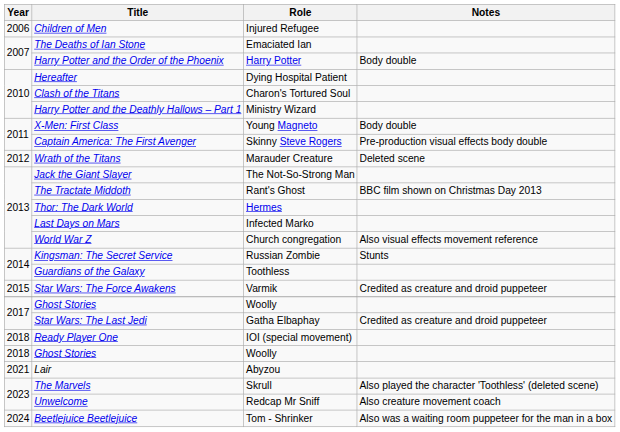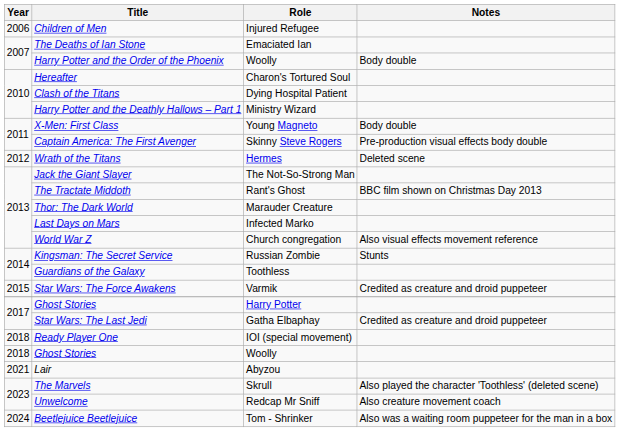(274, 61) Harry Potter -> (261, 61) Woolly
(296, 77) Dying Hospital Patient -> (298, 77) Charon's Tortured Soul
(298, 93) Charon's Tortured Soul -> (296, 93) Dying Hospital Patient
(289, 158) Marauder Creature -> (264, 158) Hermes
(264, 207) Hermes -> (289, 207) Marauder Creature
(261, 304) Woolly -> (274, 304) Harry Potter
